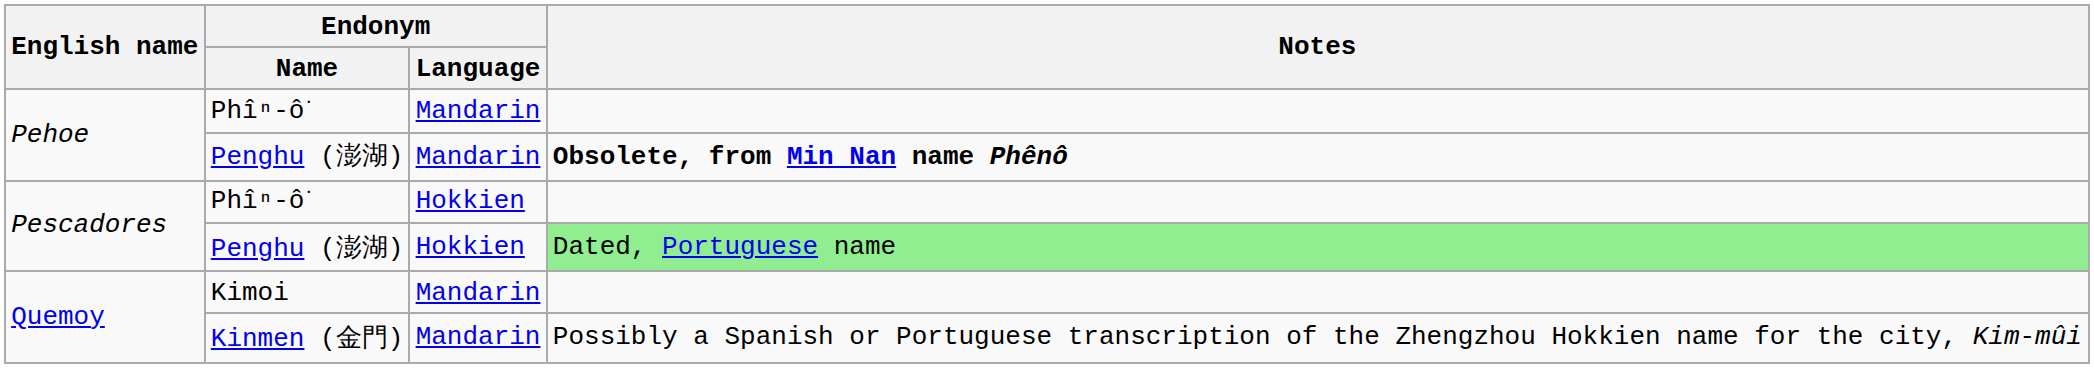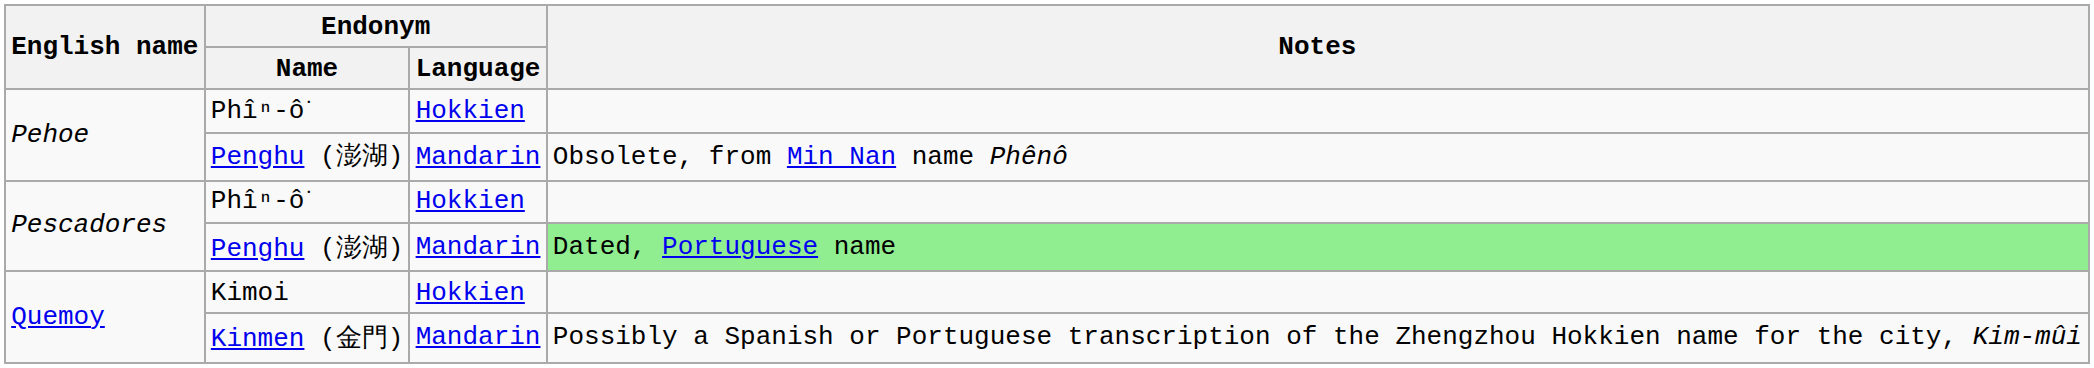(478, 111) Mandarin -> (470, 111) Hokkien
(810, 156) bold -> (810, 156) normal
(470, 247) Hokkien -> (478, 247) Mandarin
(478, 292) Mandarin -> (470, 292) Hokkien
